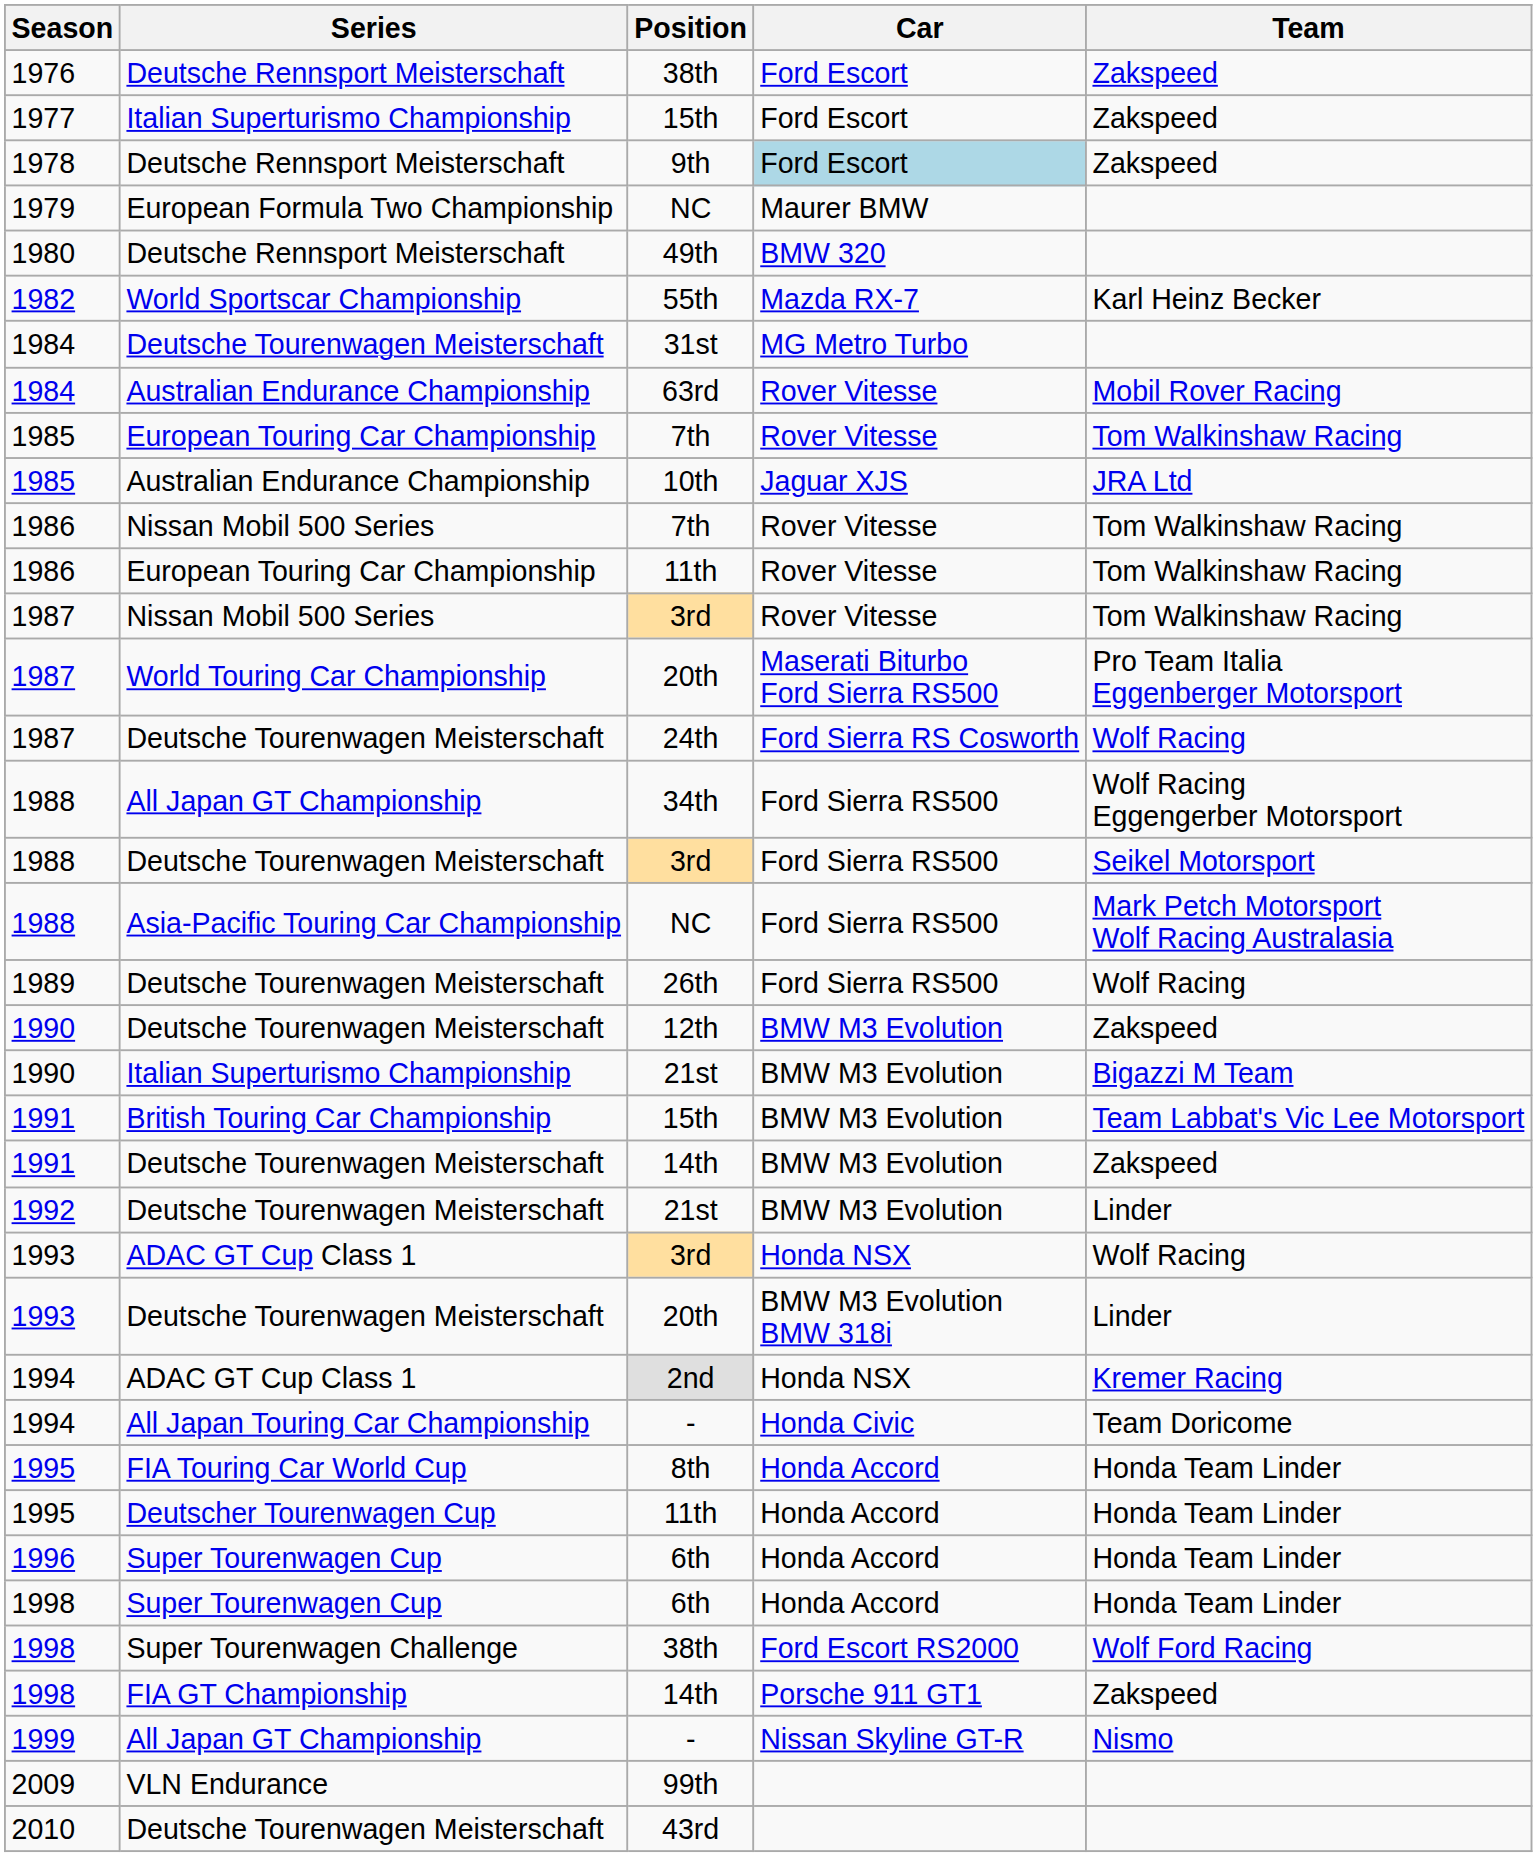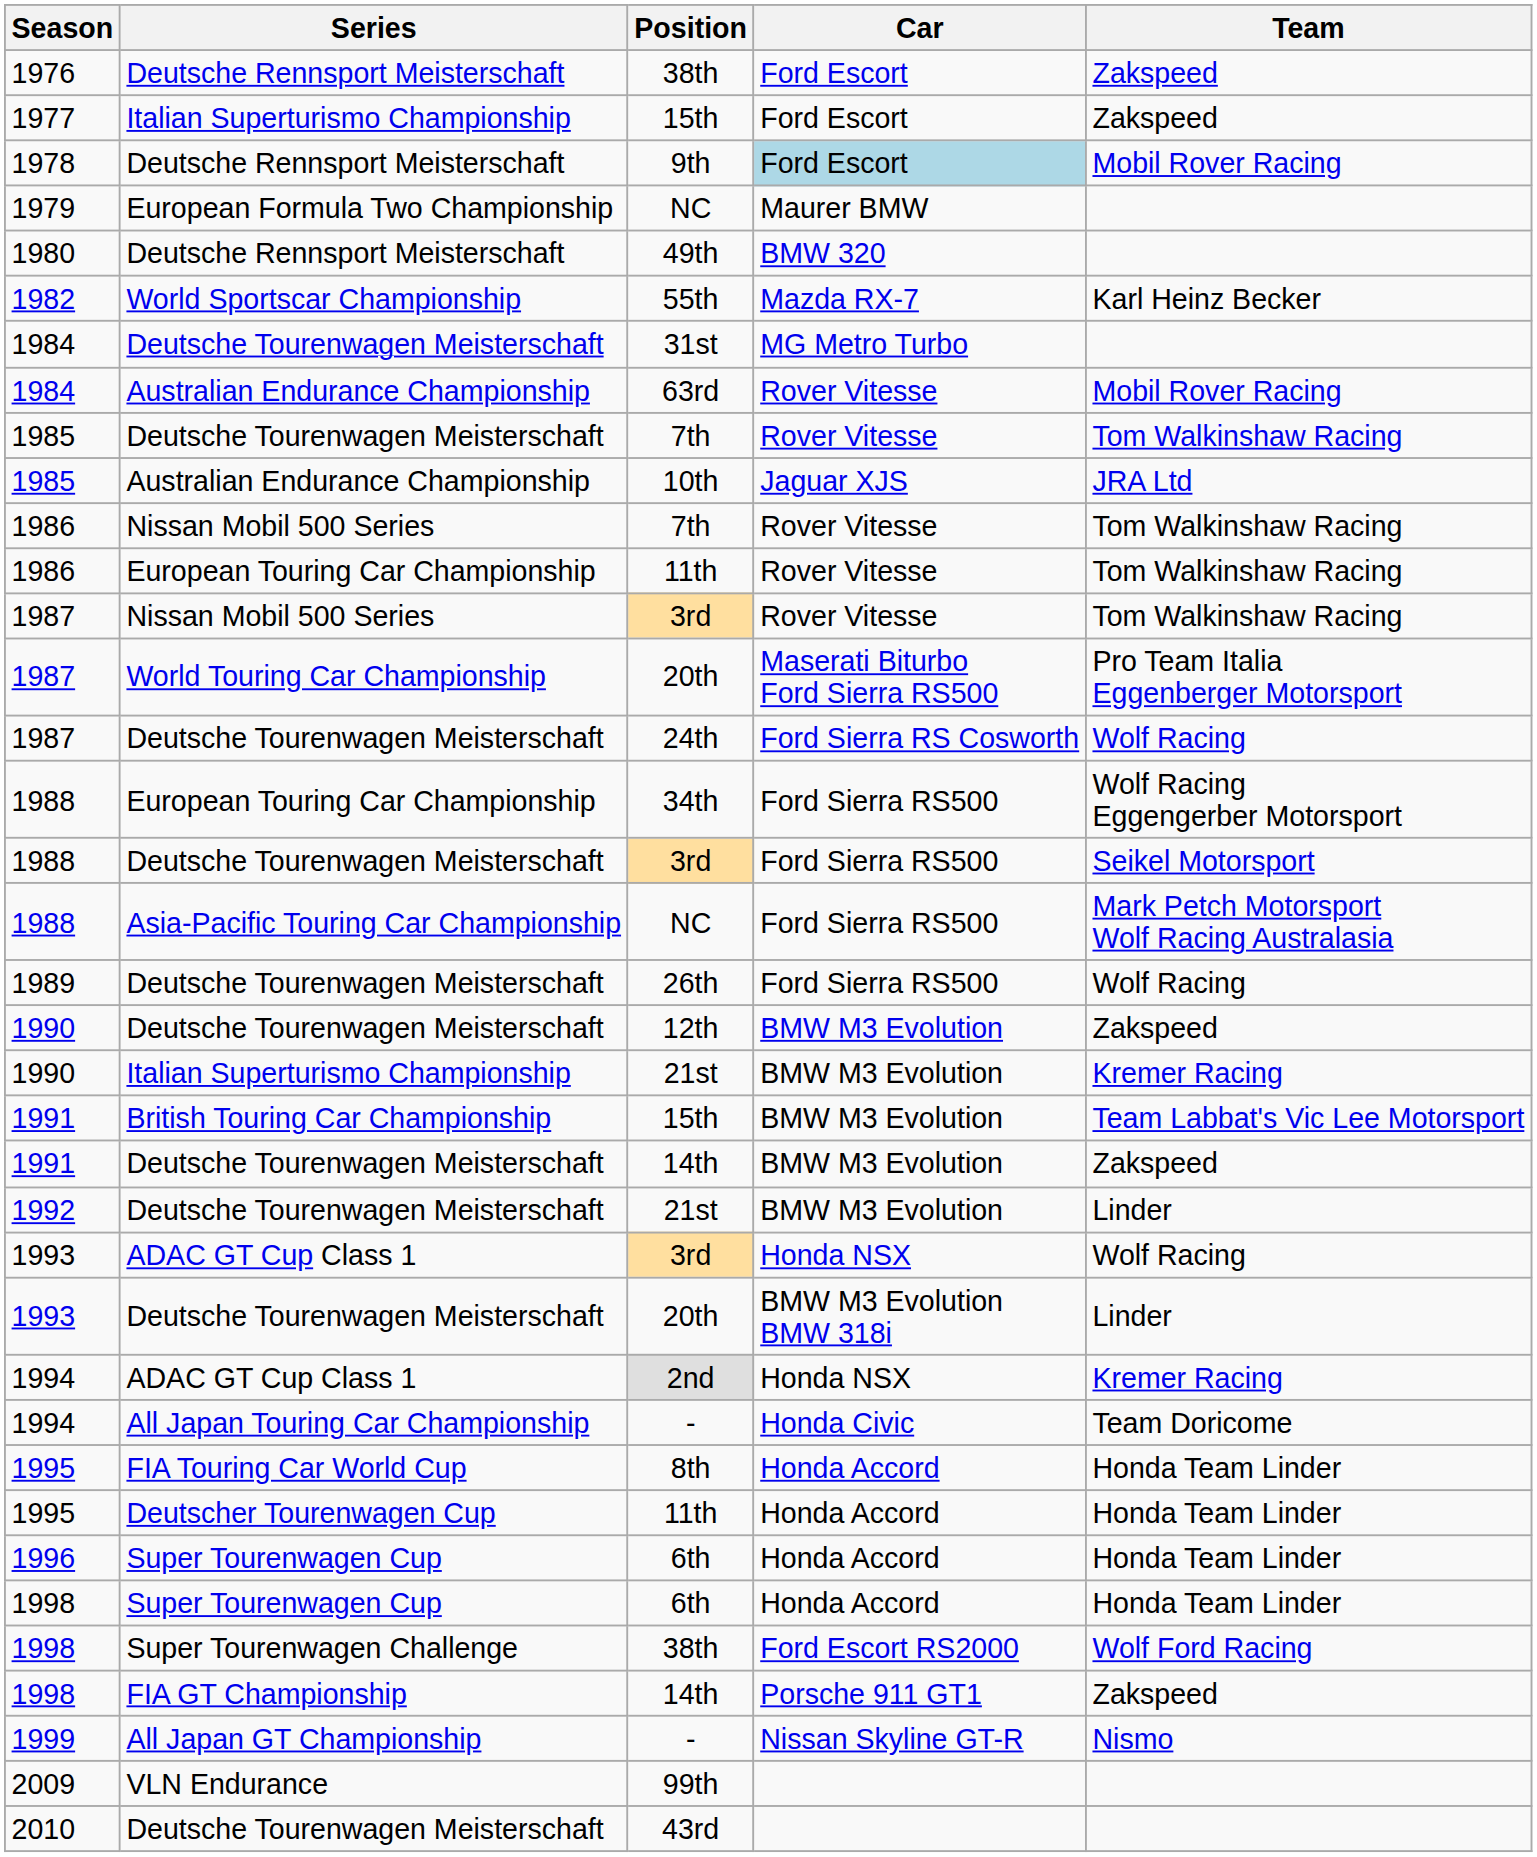(1155, 163) Zakspeed -> (1217, 163) Mobil Rover Racing
(361, 435) European Touring Car Championship -> (365, 435) Deutsche Tourenwagen Meisterschaft
(304, 799) All Japan GT Championship -> (361, 799) European Touring Car Championship
(1193, 1074) Bigazzi M Team -> (1188, 1074) Kremer Racing
